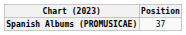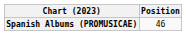(161, 24) 37 -> (161, 24) 46
